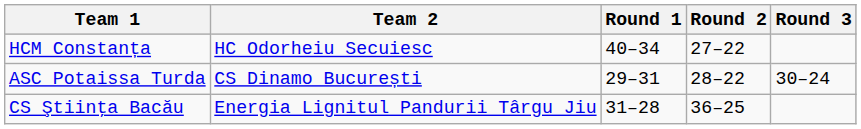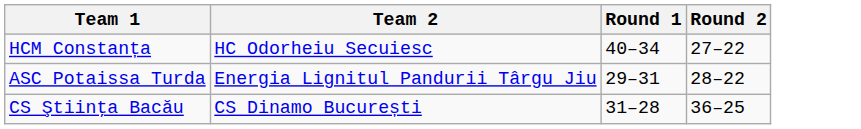- column: (814, 20)
(318, 79) CS Dinamo București -> (405, 79) Energia Lignitul Pandurii Târgu Jiu
(405, 109) Energia Lignitul Pandurii Târgu Jiu -> (318, 109) CS Dinamo București
